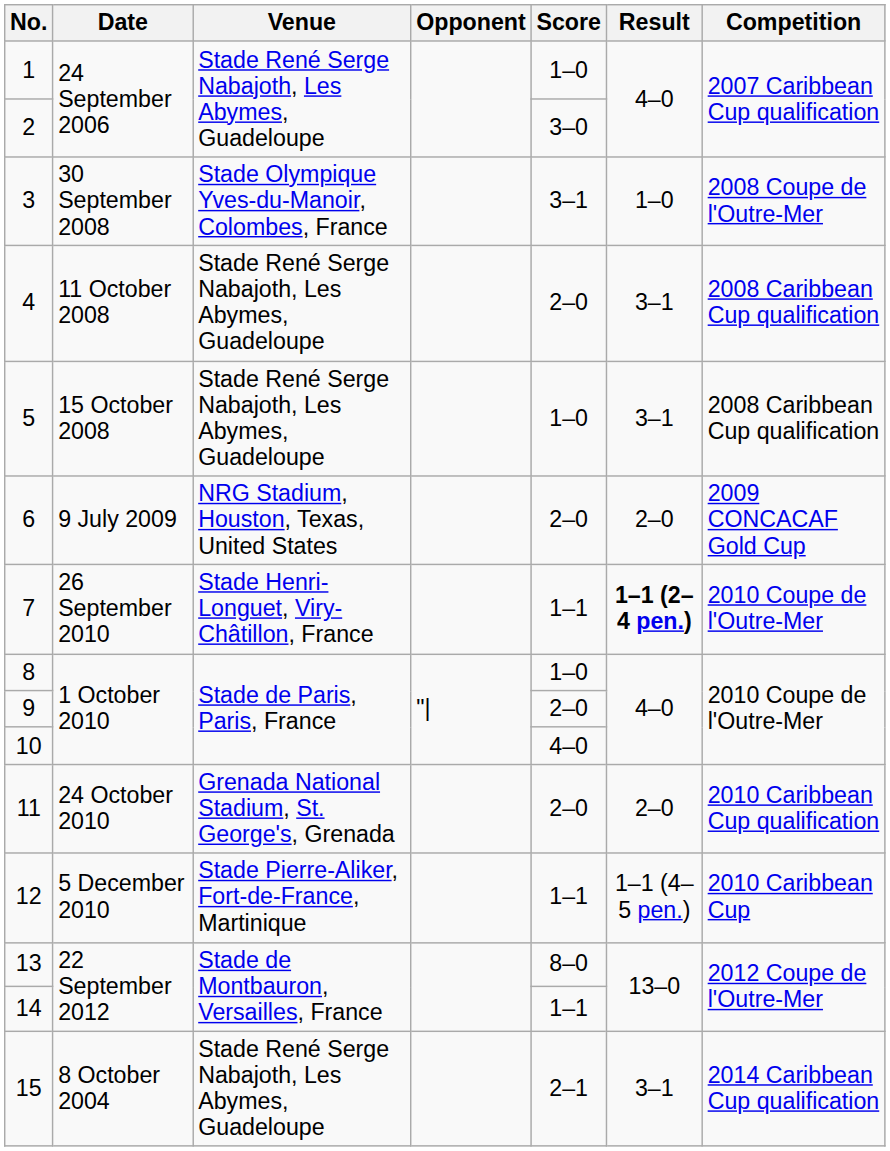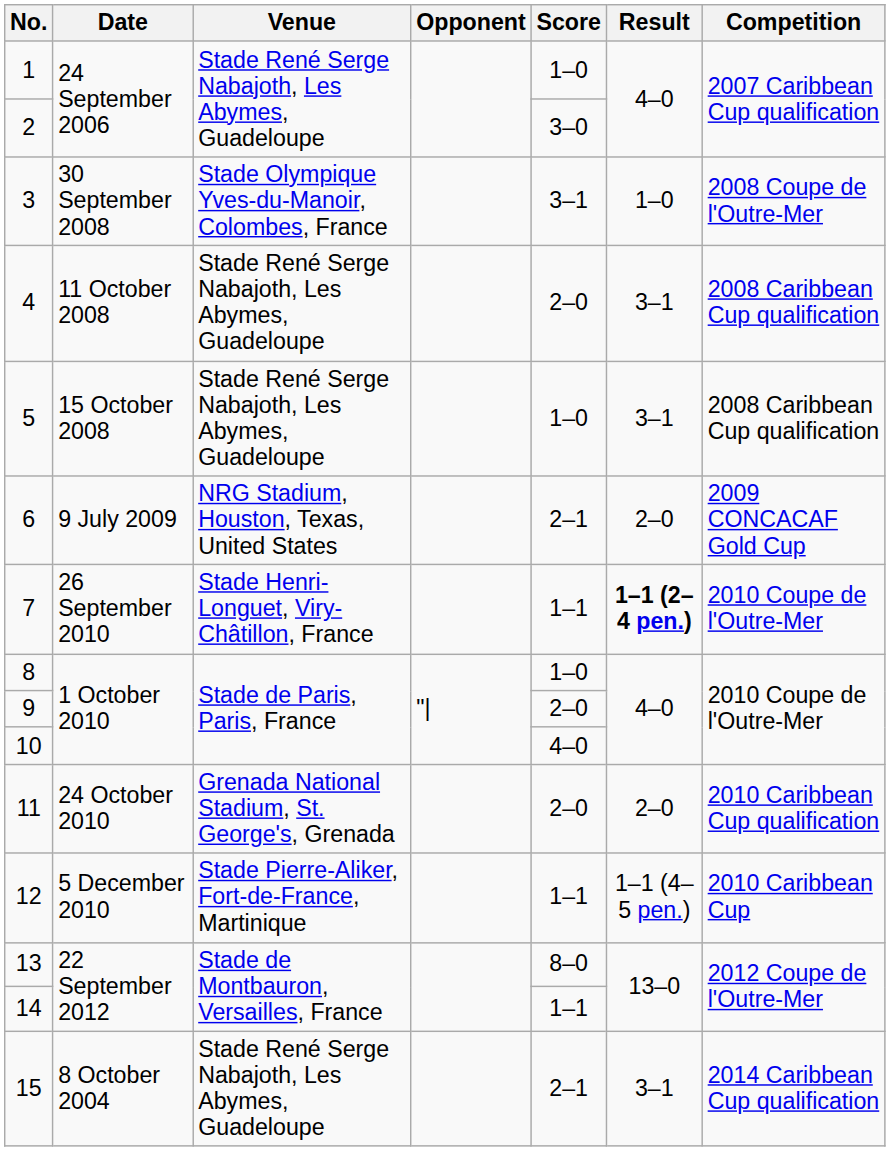(569, 520) 2–0 -> (569, 520) 2–1
